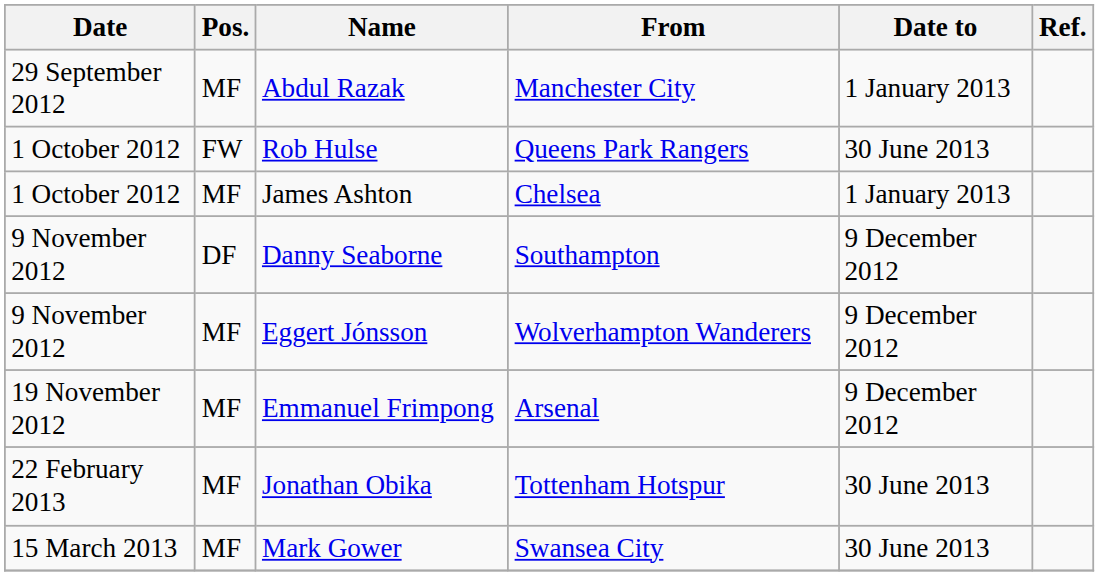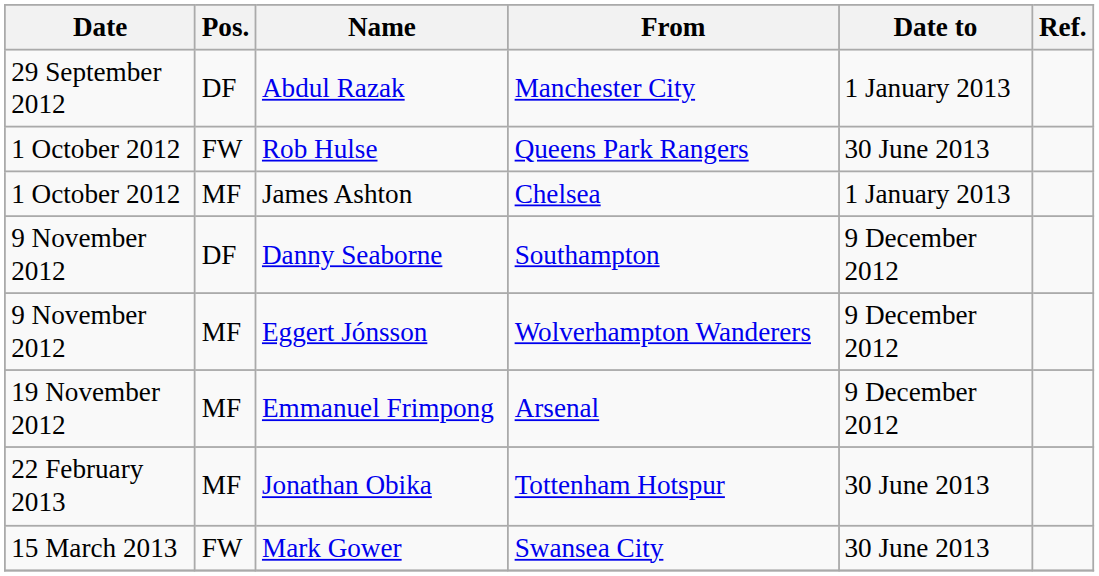(221, 88) MF -> (219, 88) DF
(221, 547) MF -> (222, 547) FW
